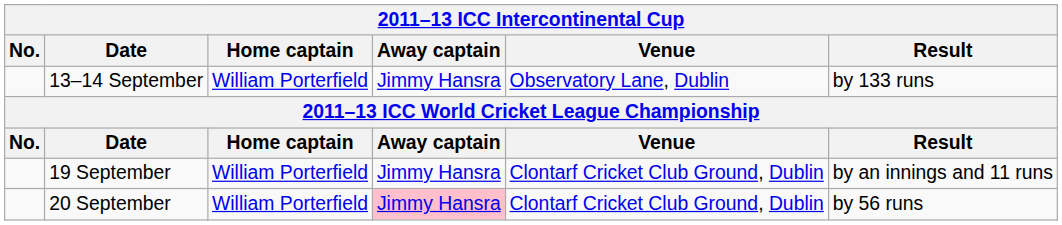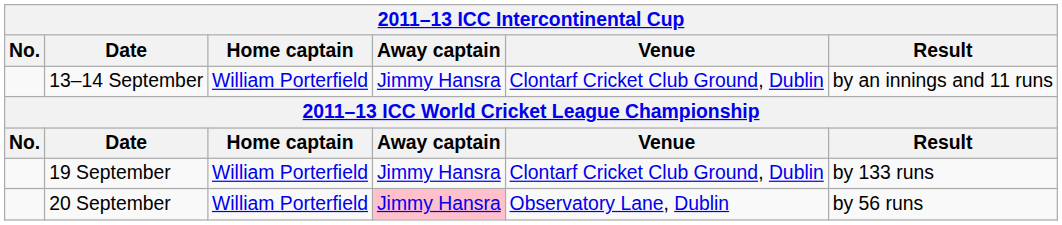(619, 81) Observatory Lane, Dublin -> (667, 81) Clontarf Cricket Club Ground, Dublin
(883, 81) by 133 runs -> (943, 81) by an innings and 11 runs
(943, 173) by an innings and 11 runs -> (883, 173) by 133 runs
(667, 204) Clontarf Cricket Club Ground, Dublin -> (619, 204) Observatory Lane, Dublin
